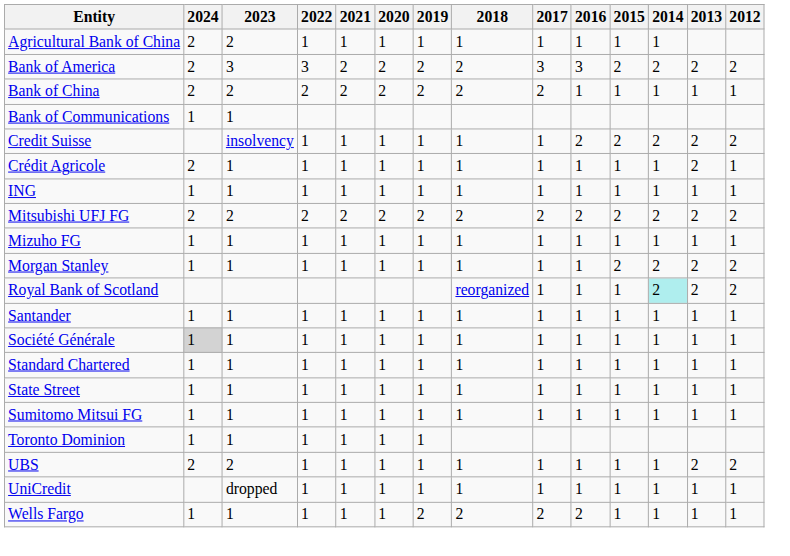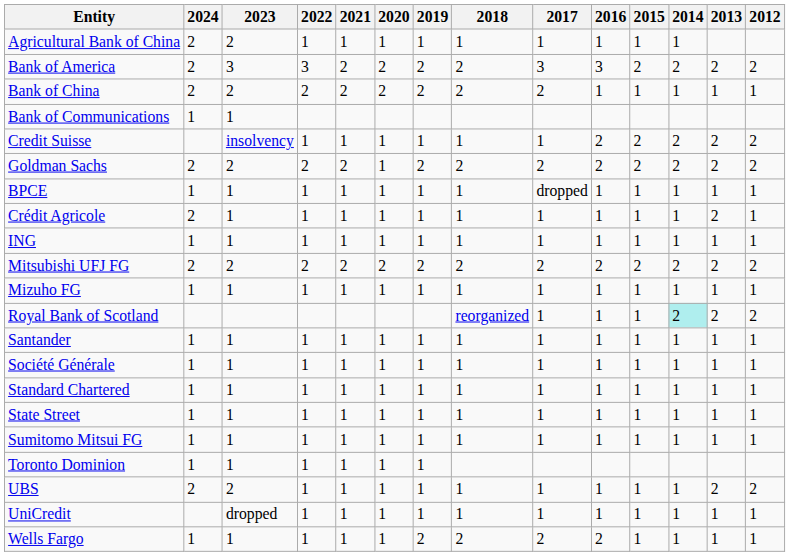+ row: (58, 166)
+ row: (28, 191)
- row: (58, 265)
(191, 340) lightgrey background -> (191, 365) no background
